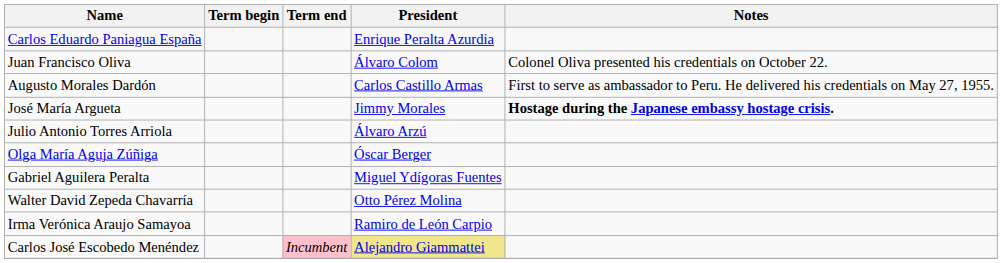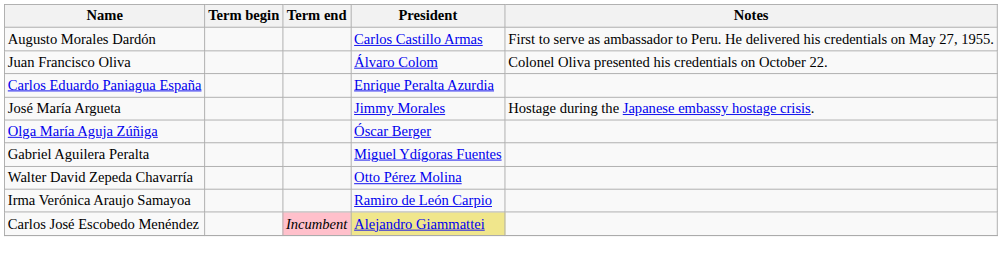rows swapped: (82, 85) <-> (105, 39)
(671, 108) bold -> (661, 108) normal
- row: (90, 131)
